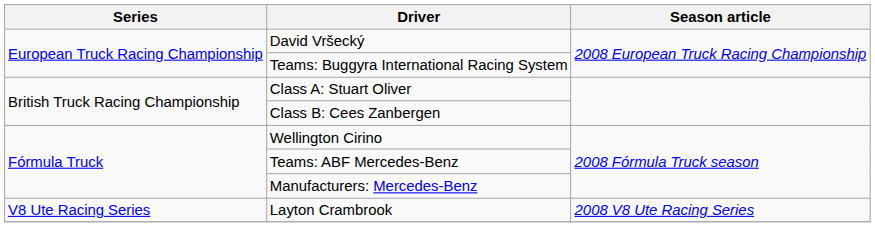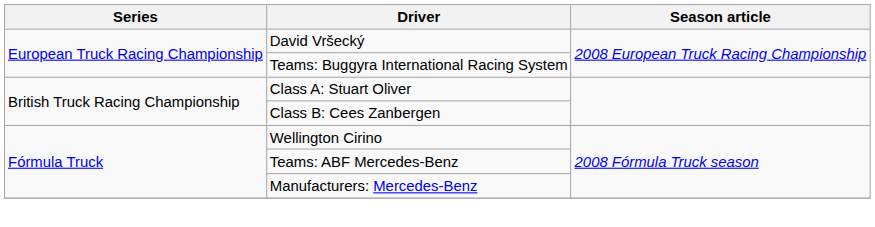- row: (331, 210)
